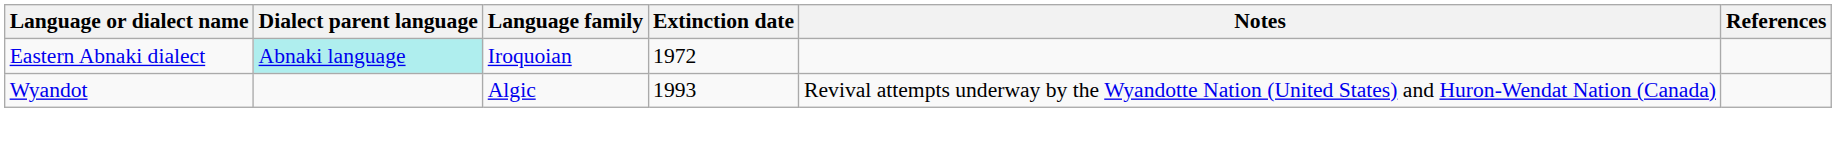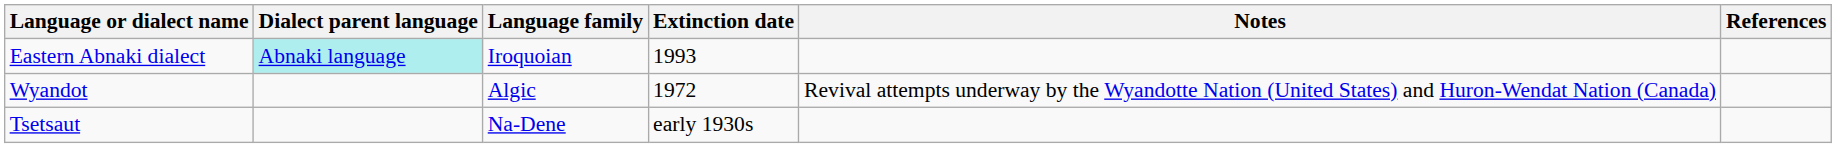(675, 55) 1972 -> (675, 55) 1993
(675, 90) 1993 -> (675, 90) 1972
+ row: (45, 124)
